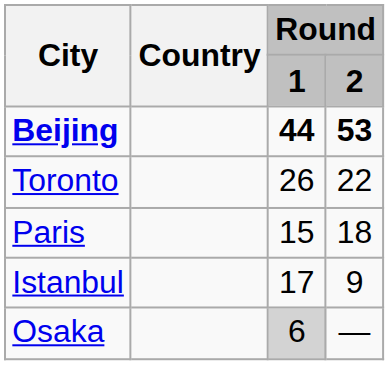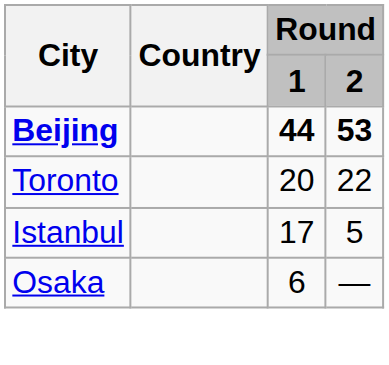(297, 181) 26 -> (297, 181) 20
- row: (49, 231)
(355, 282) 9 -> (355, 231) 5
(297, 332) lightgrey background -> (297, 282) no background
